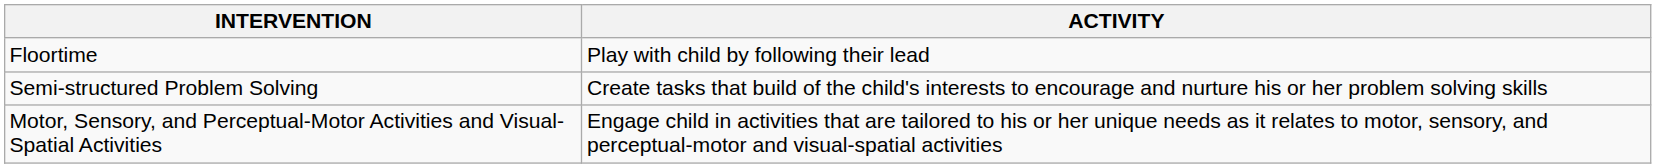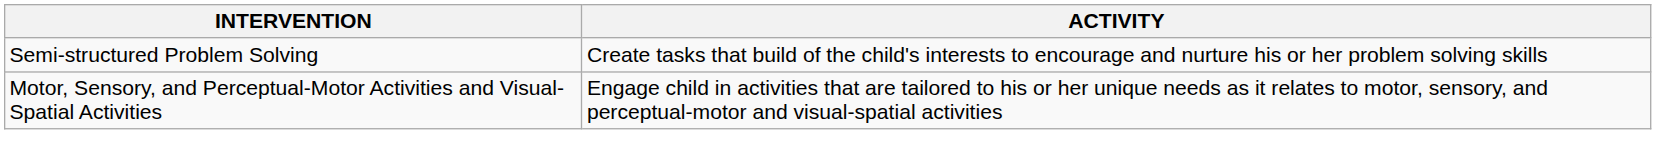- row: (54, 54)
